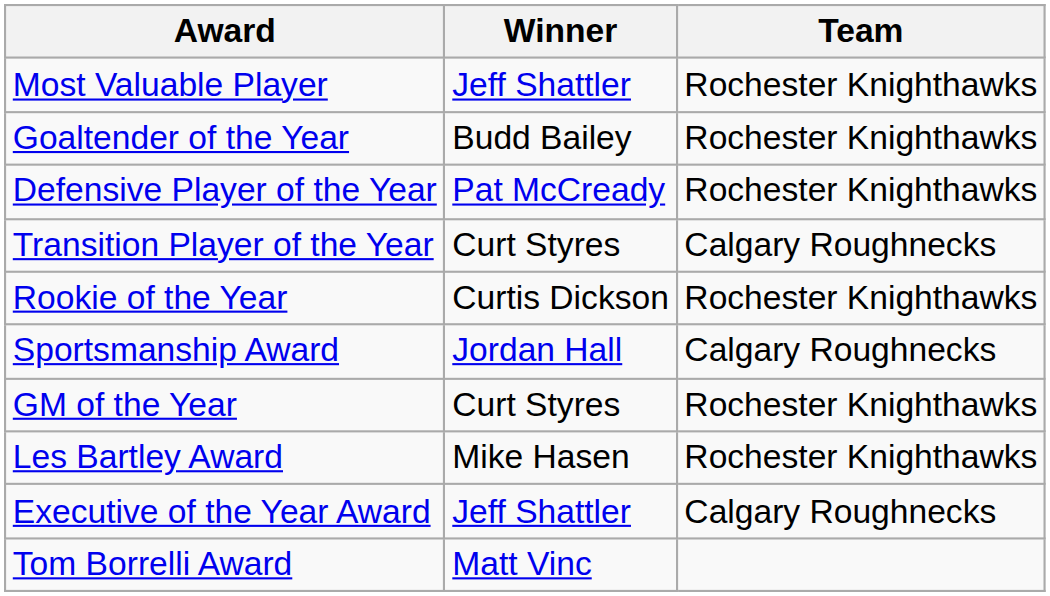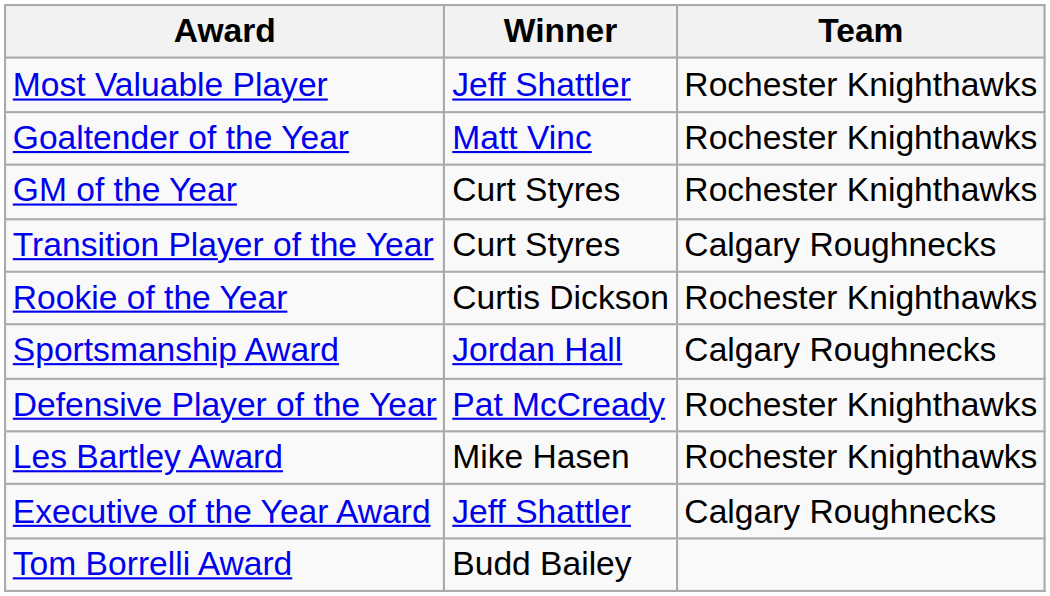(542, 137) Budd Bailey -> (522, 137) Matt Vinc
rows swapped: (225, 191) <-> (125, 404)
(522, 564) Matt Vinc -> (542, 564) Budd Bailey
